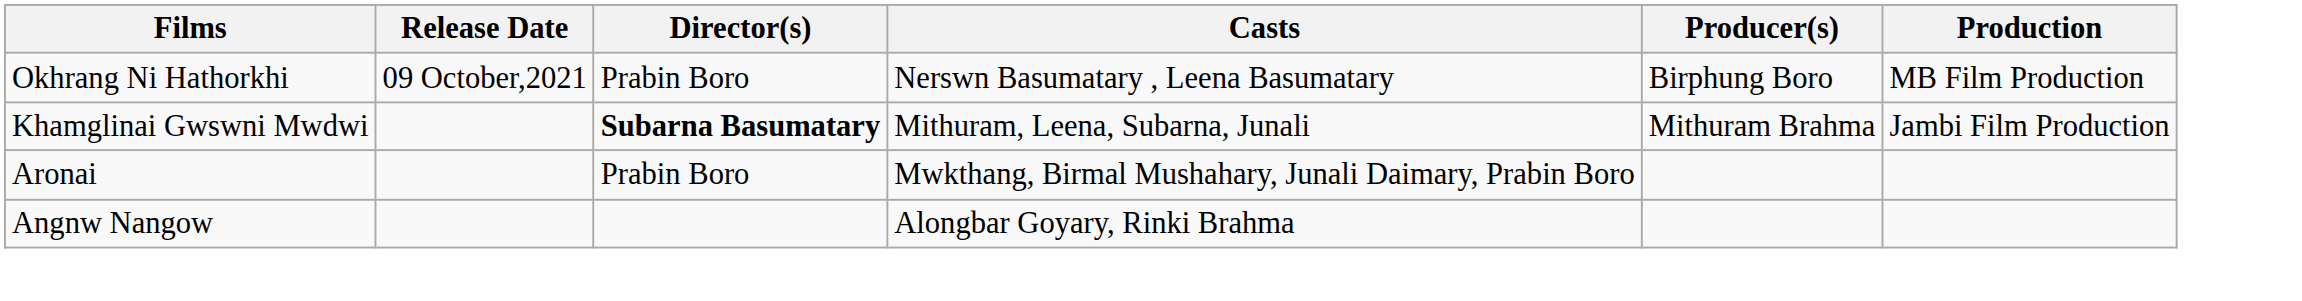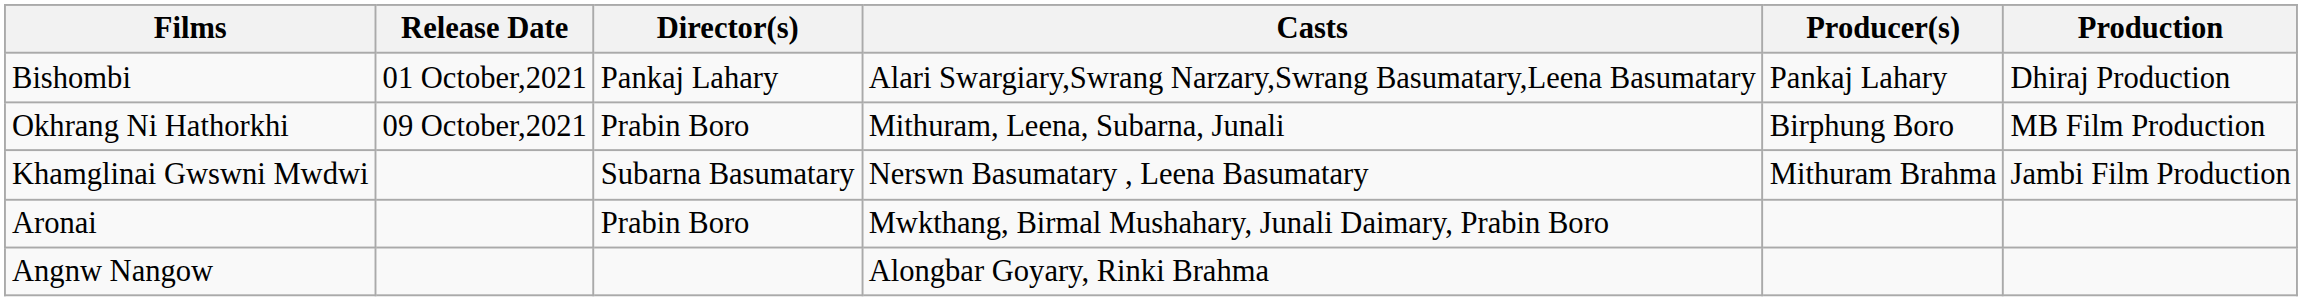+ row: (71, 77)
(1144, 77) Nerswn Basumatary , Leena Basumatary -> (1077, 125) Mithuram, Leena, Subarna, Junali
(741, 125) bold -> (728, 174) normal
(1102, 125) Mithuram, Leena, Subarna, Junali -> (1119, 174) Nerswn Basumatary , Leena Basumatary
